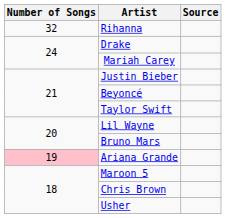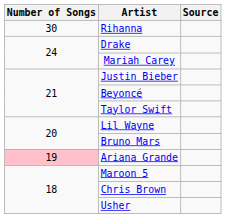(51, 29) 32 -> (51, 29) 30
